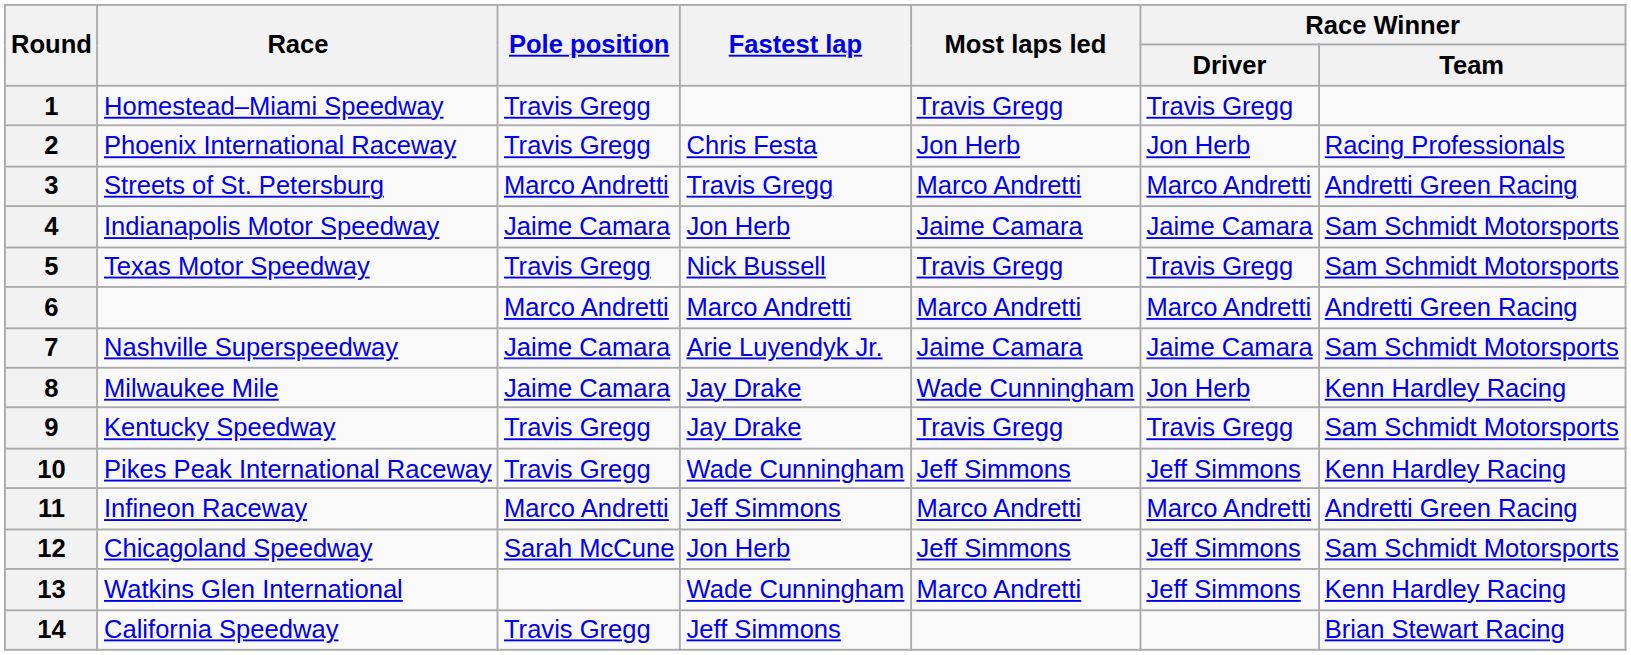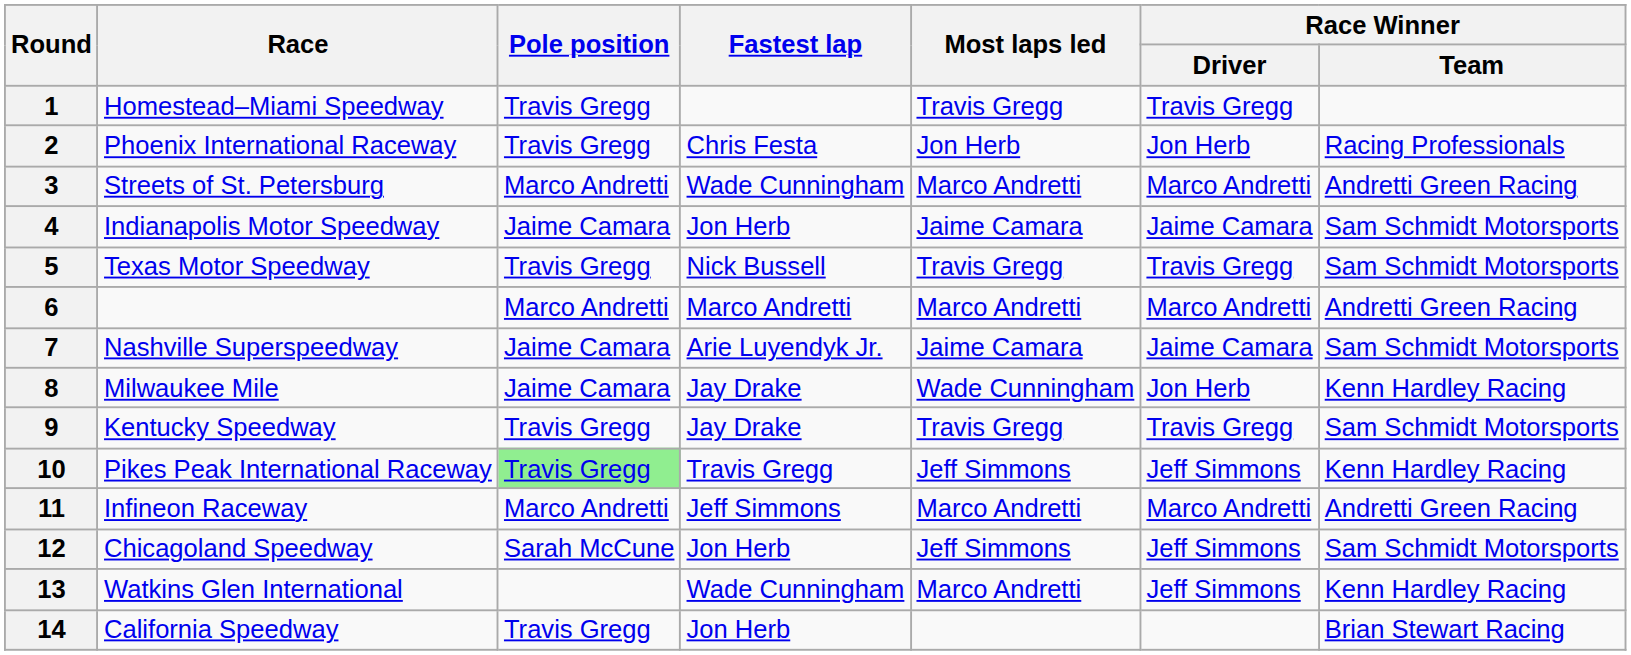(760, 186) Travis Gregg -> (795, 186) Wade Cunningham
(577, 468) no background -> (577, 468) lightgreen background
(795, 468) Wade Cunningham -> (760, 468) Travis Gregg
(764, 629) Jeff Simmons -> (738, 629) Jon Herb
